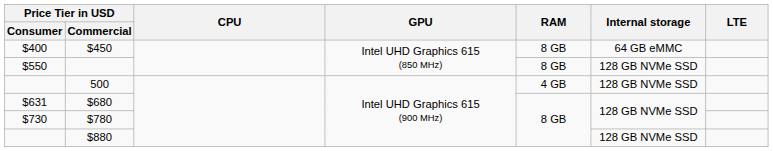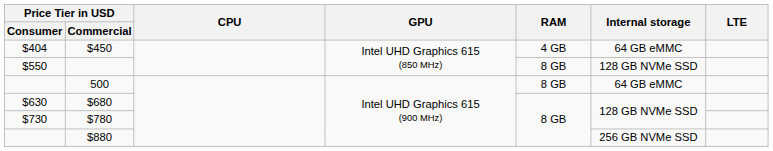(35, 48) $400 -> (35, 48) $404
(554, 48) 8 GB -> (554, 48) 4 GB
(554, 84) 4 GB -> (554, 84) 8 GB
(648, 84) 128 GB NVMe SSD -> (648, 84) 64 GB eMMC
(35, 102) $631 -> (35, 102) $630
(648, 137) 128 GB NVMe SSD -> (648, 137) 256 GB NVMe SSD
